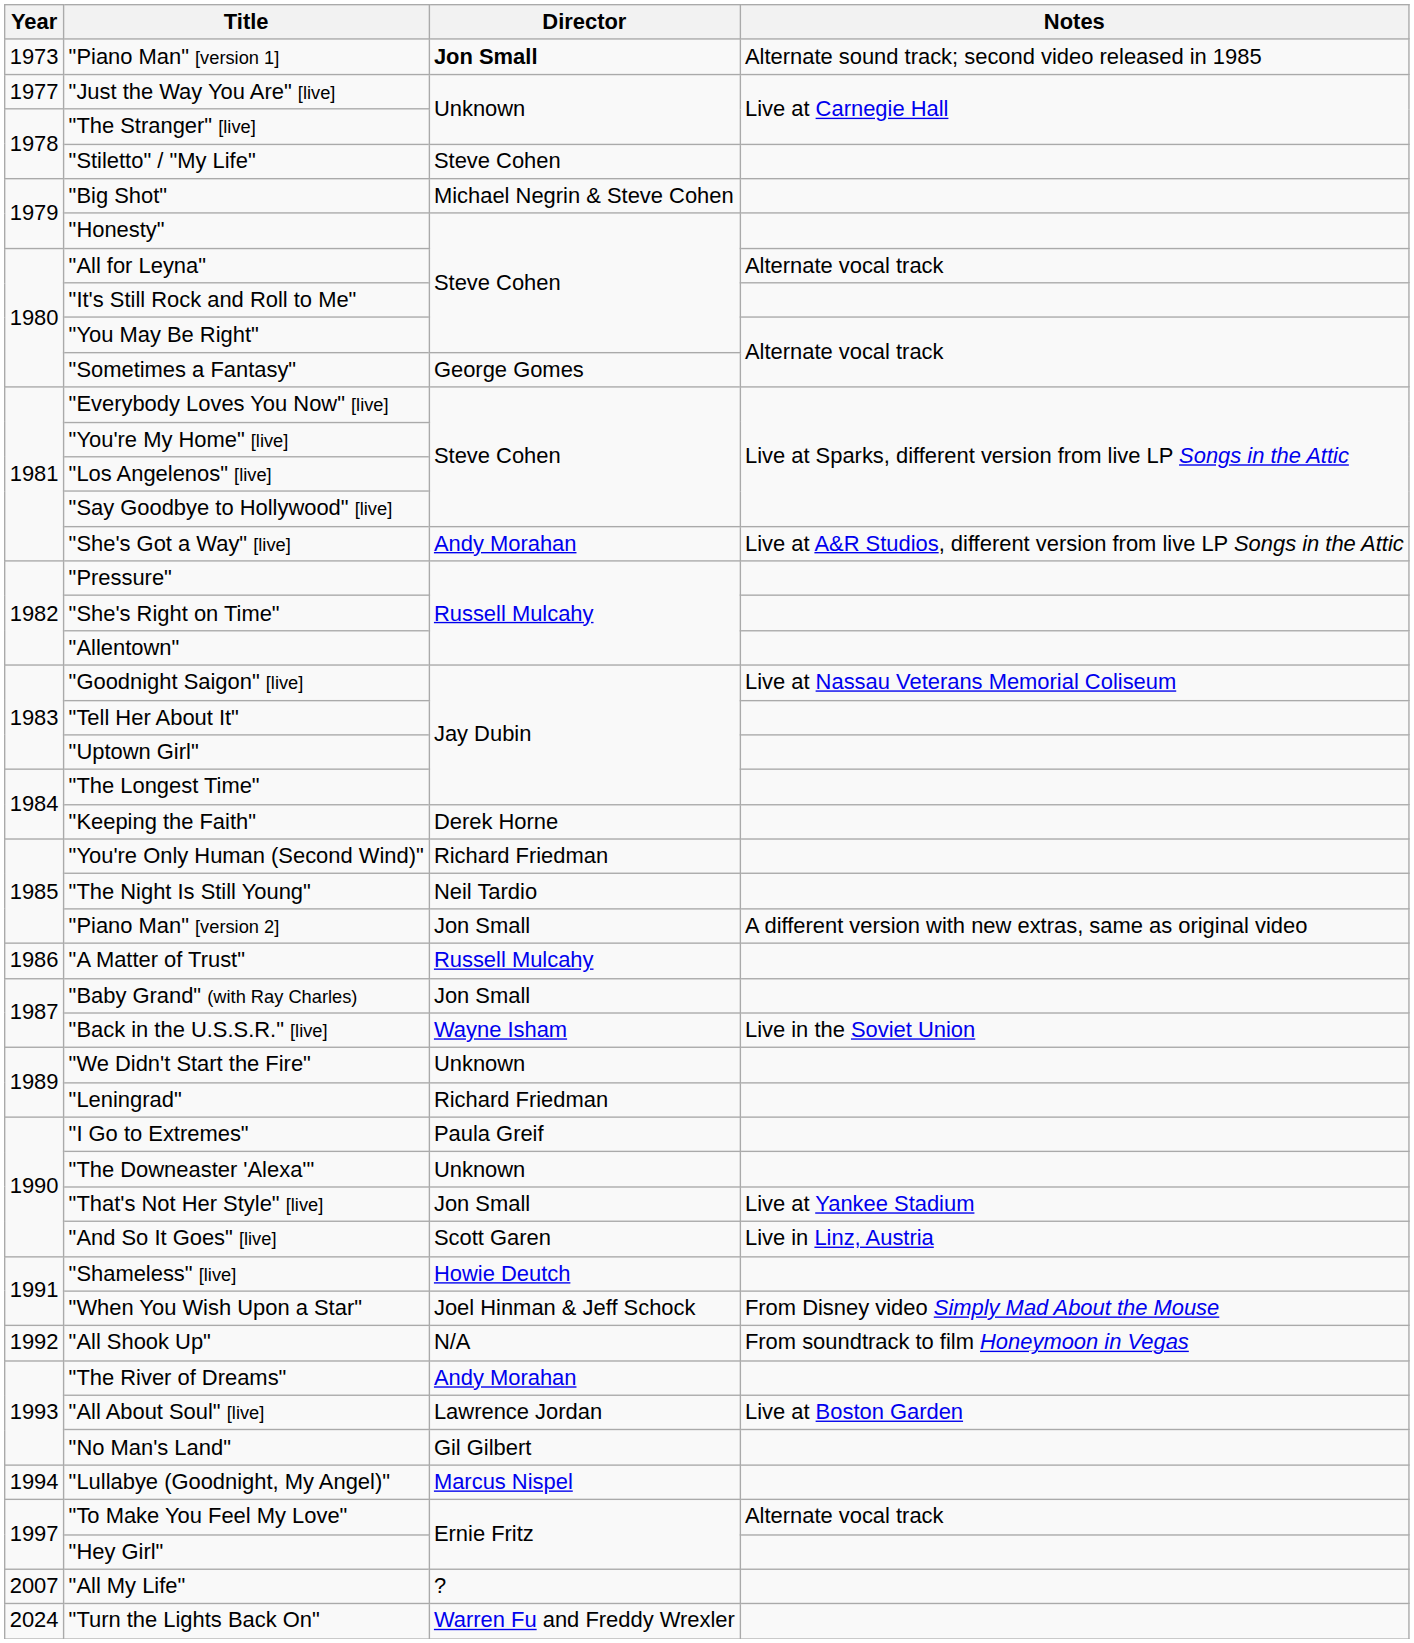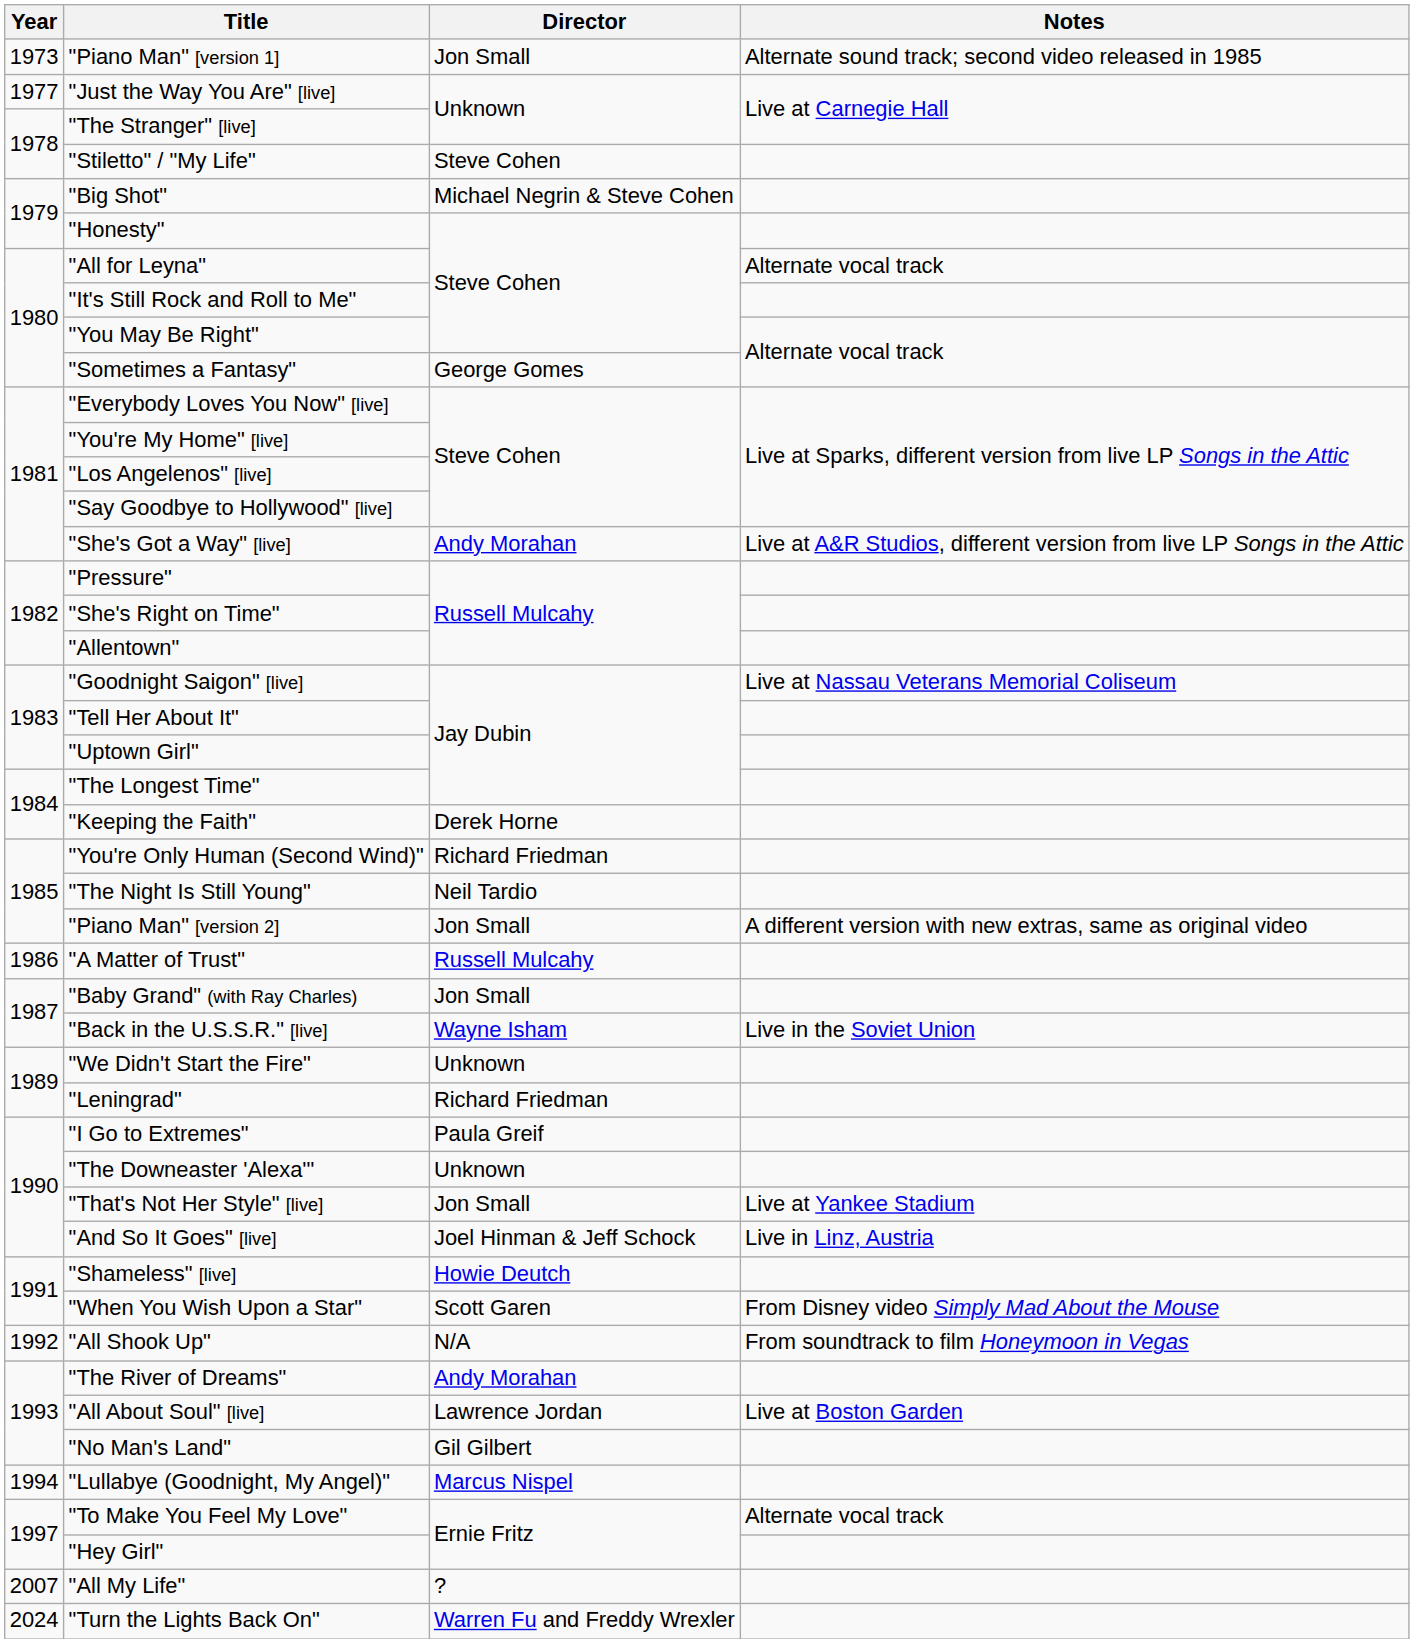(486, 56) bold -> (482, 56) normal
(492, 1238) Scott Garen -> (565, 1238) Joel Hinman & Jeff Schock
(565, 1308) Joel Hinman & Jeff Schock -> (492, 1308) Scott Garen
